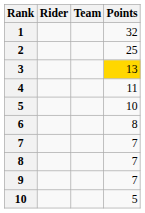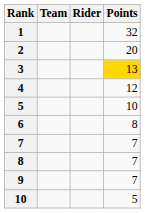columns swapped: (54, 13) <-> (87, 13)
(132, 50) 25 -> (132, 50) 20
(132, 87) 11 -> (132, 87) 12
